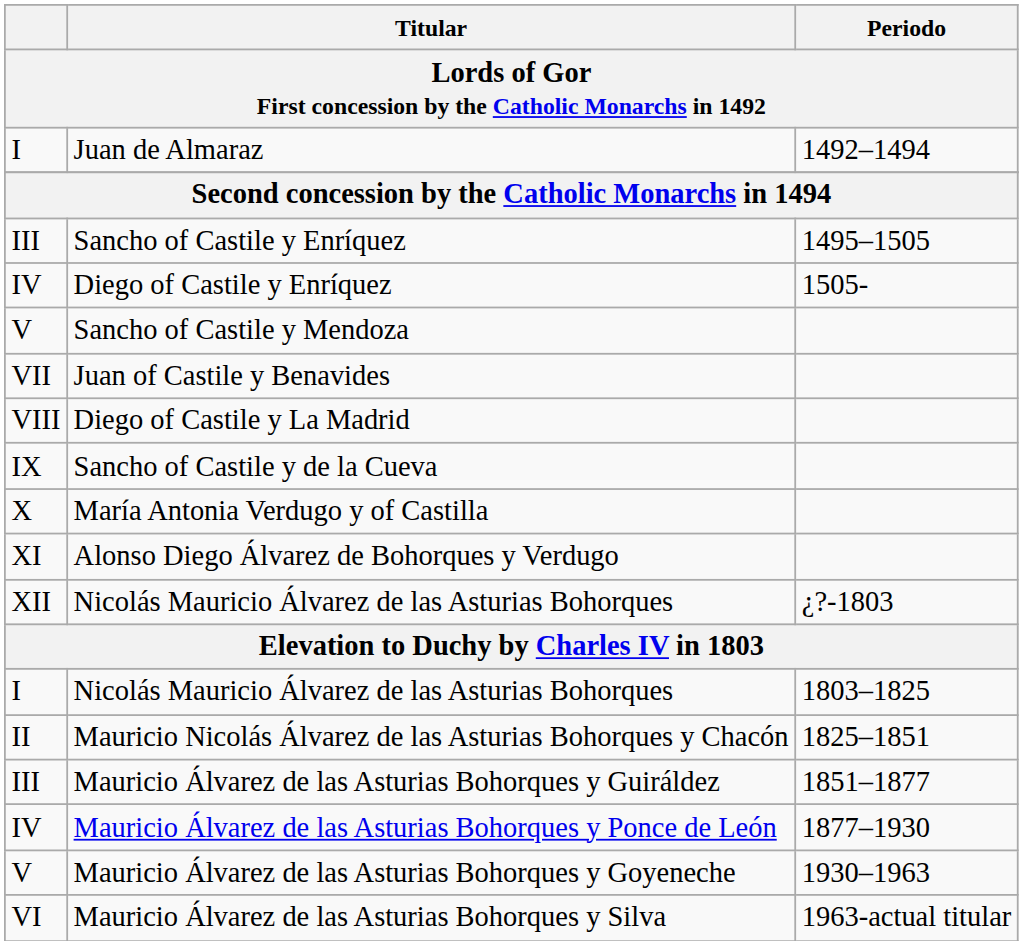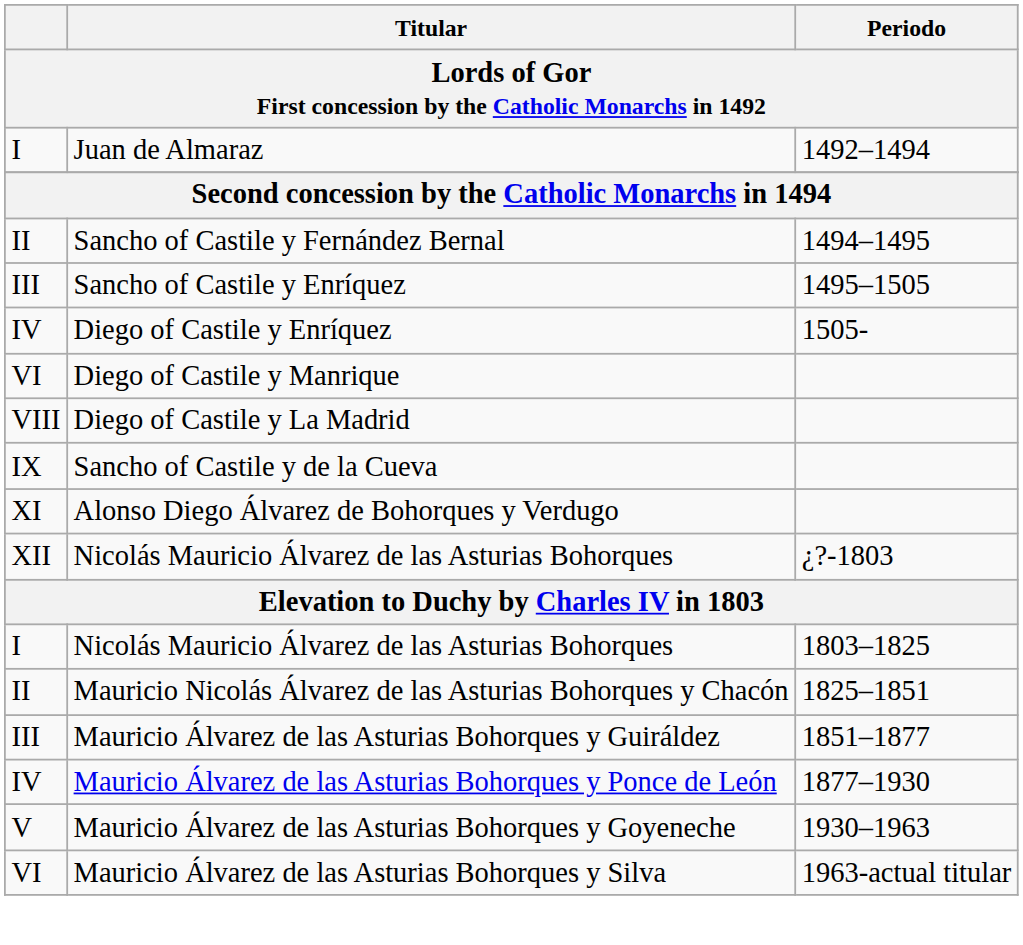+ row: (21, 239)
- row: (22, 330)
+ row: (26, 375)
- row: (31, 375)
- row: (22, 510)
